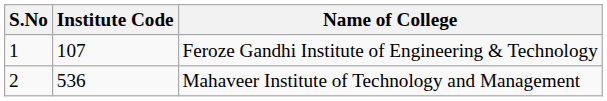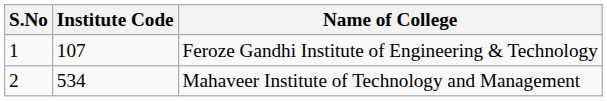(71, 80) 536 -> (71, 80) 534
